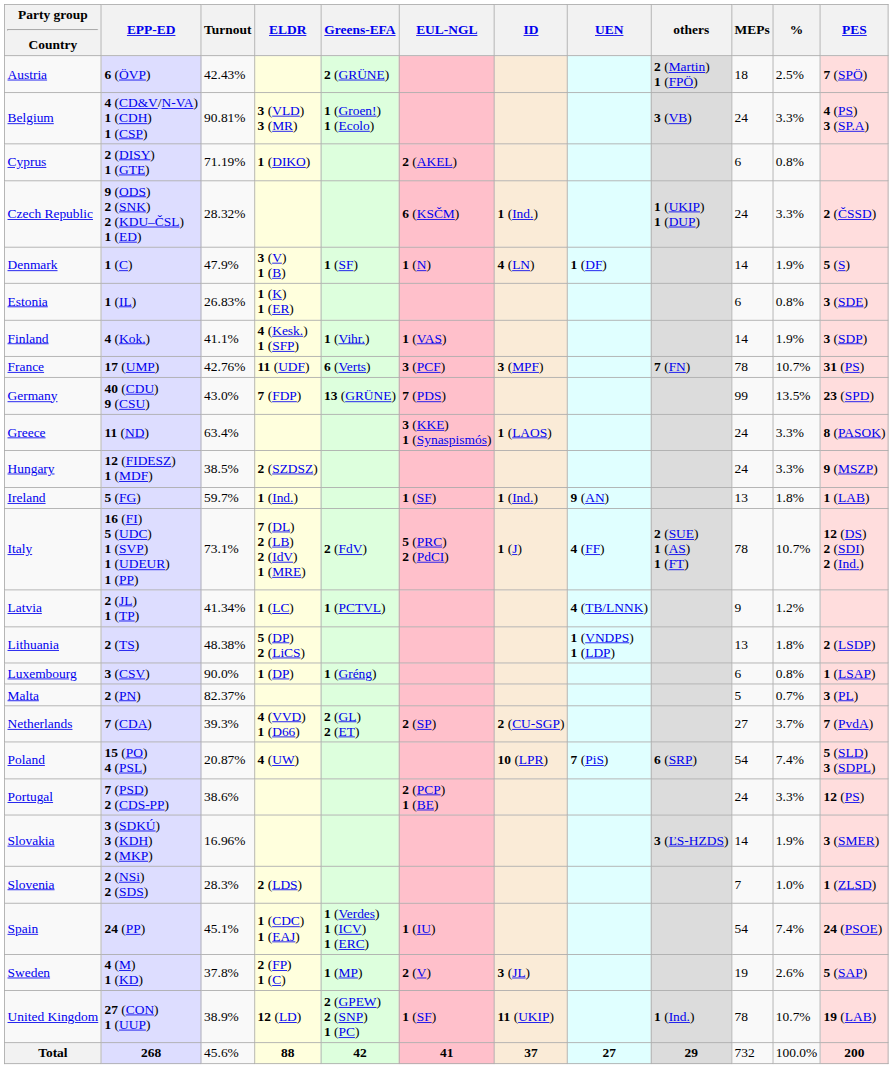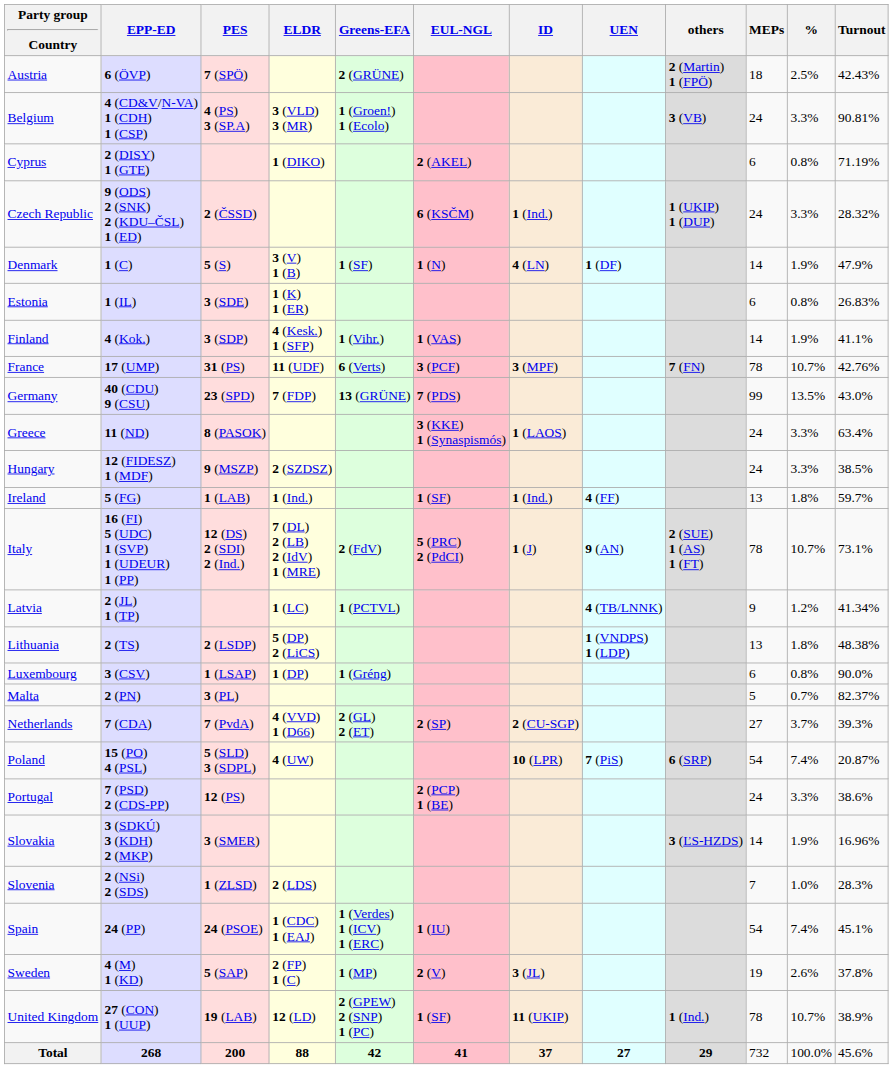columns swapped: (854, 30) <-> (228, 30)
(590, 497) 9 (AN) -> (602, 497) 4 (FF)
(588, 549) 4 (FF) -> (604, 549) 9 (AN)
